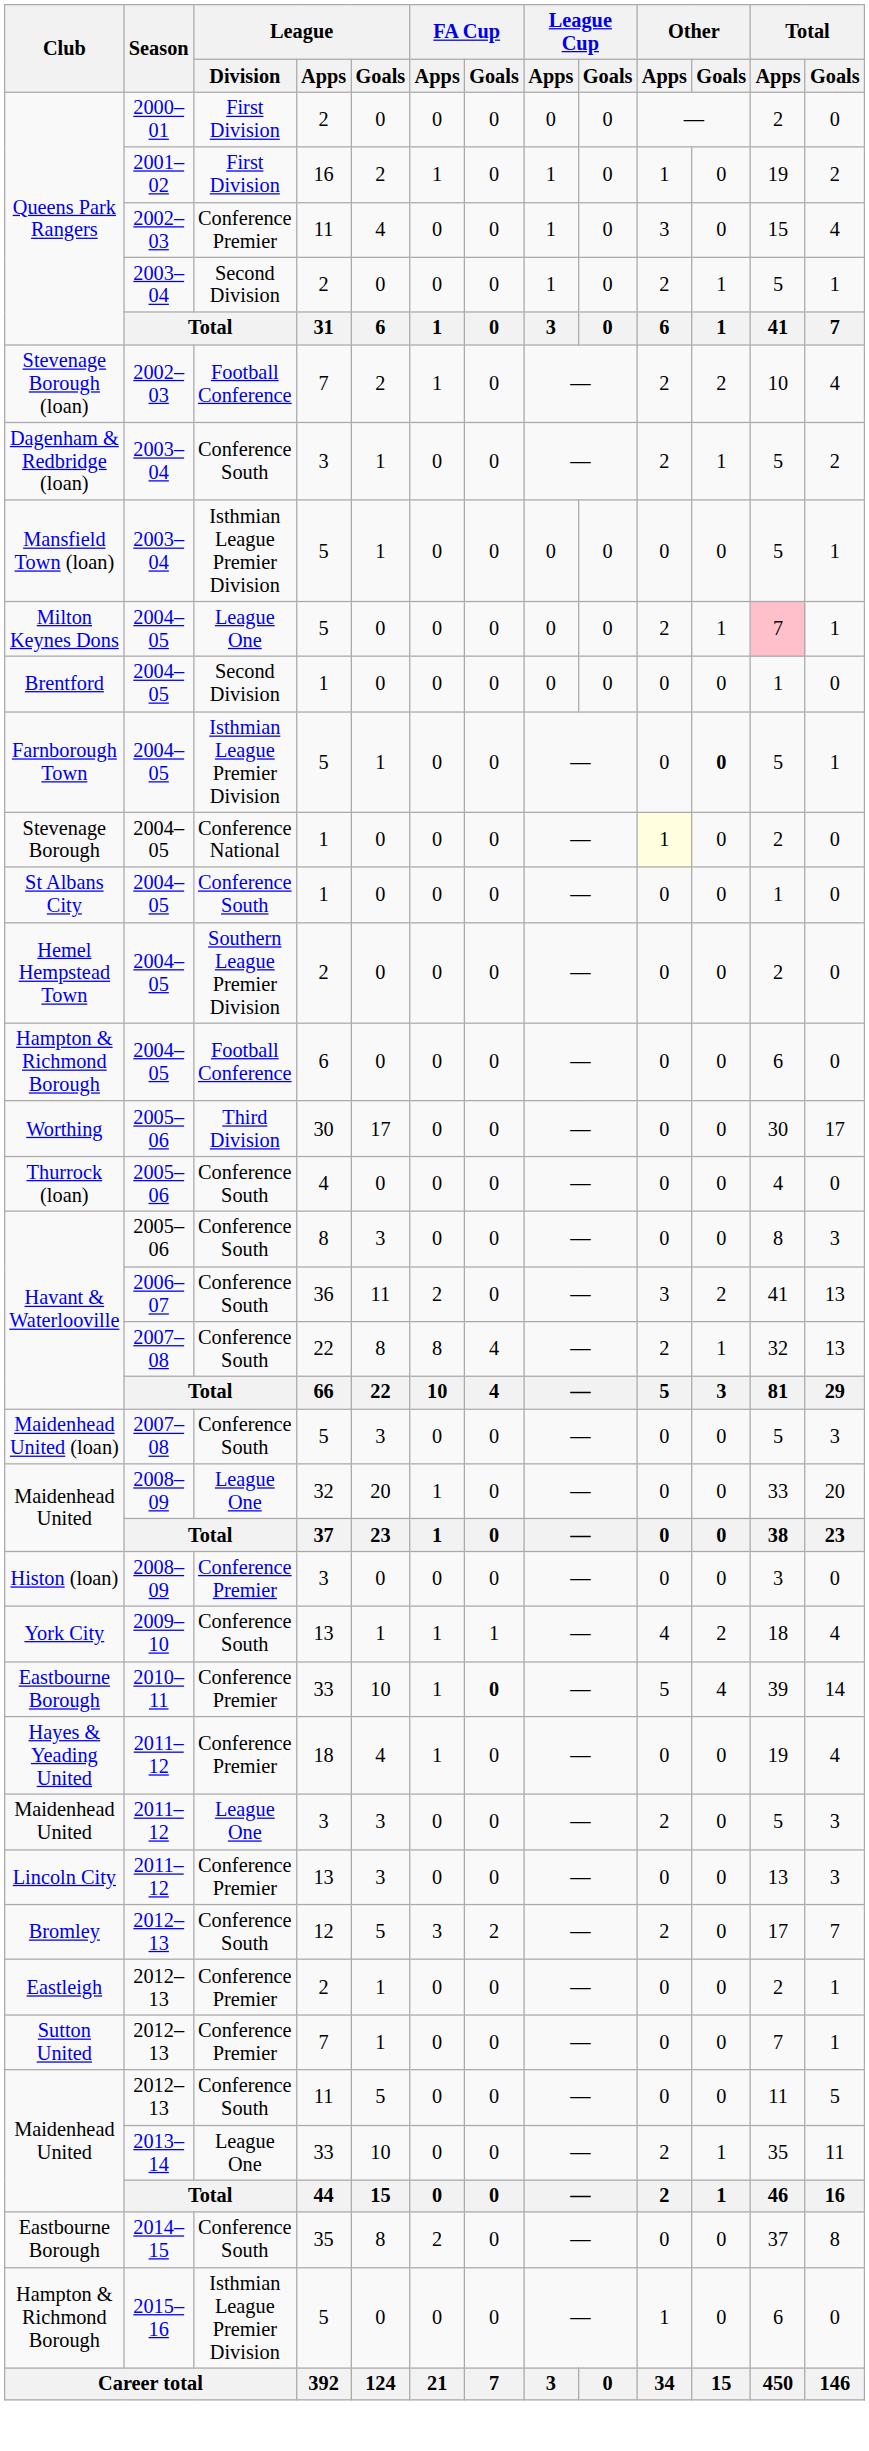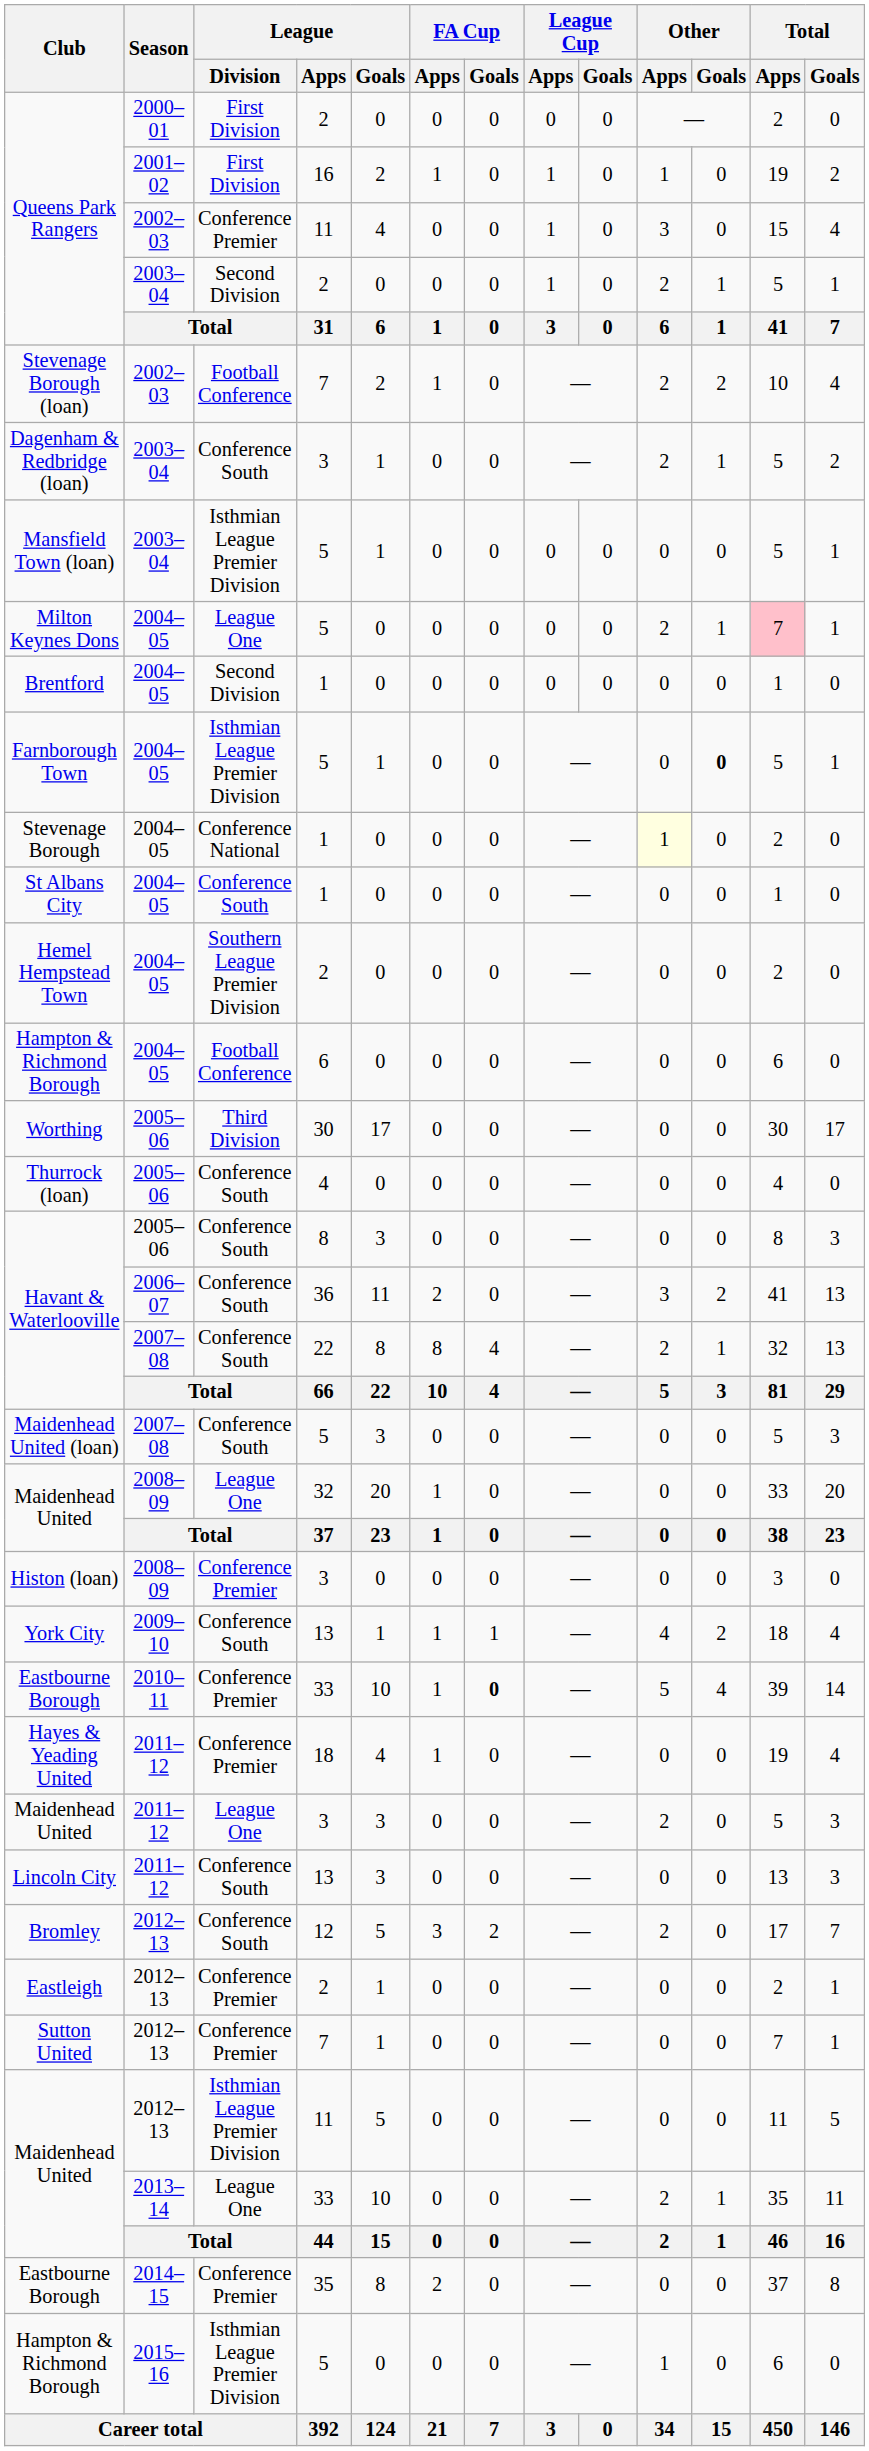(245, 1876) Conference Premier -> (245, 1876) Conference South
(245, 2097) Conference South -> (245, 2120) Isthmian League Premier Division
(245, 2239) Conference South -> (245, 2285) Conference Premier
